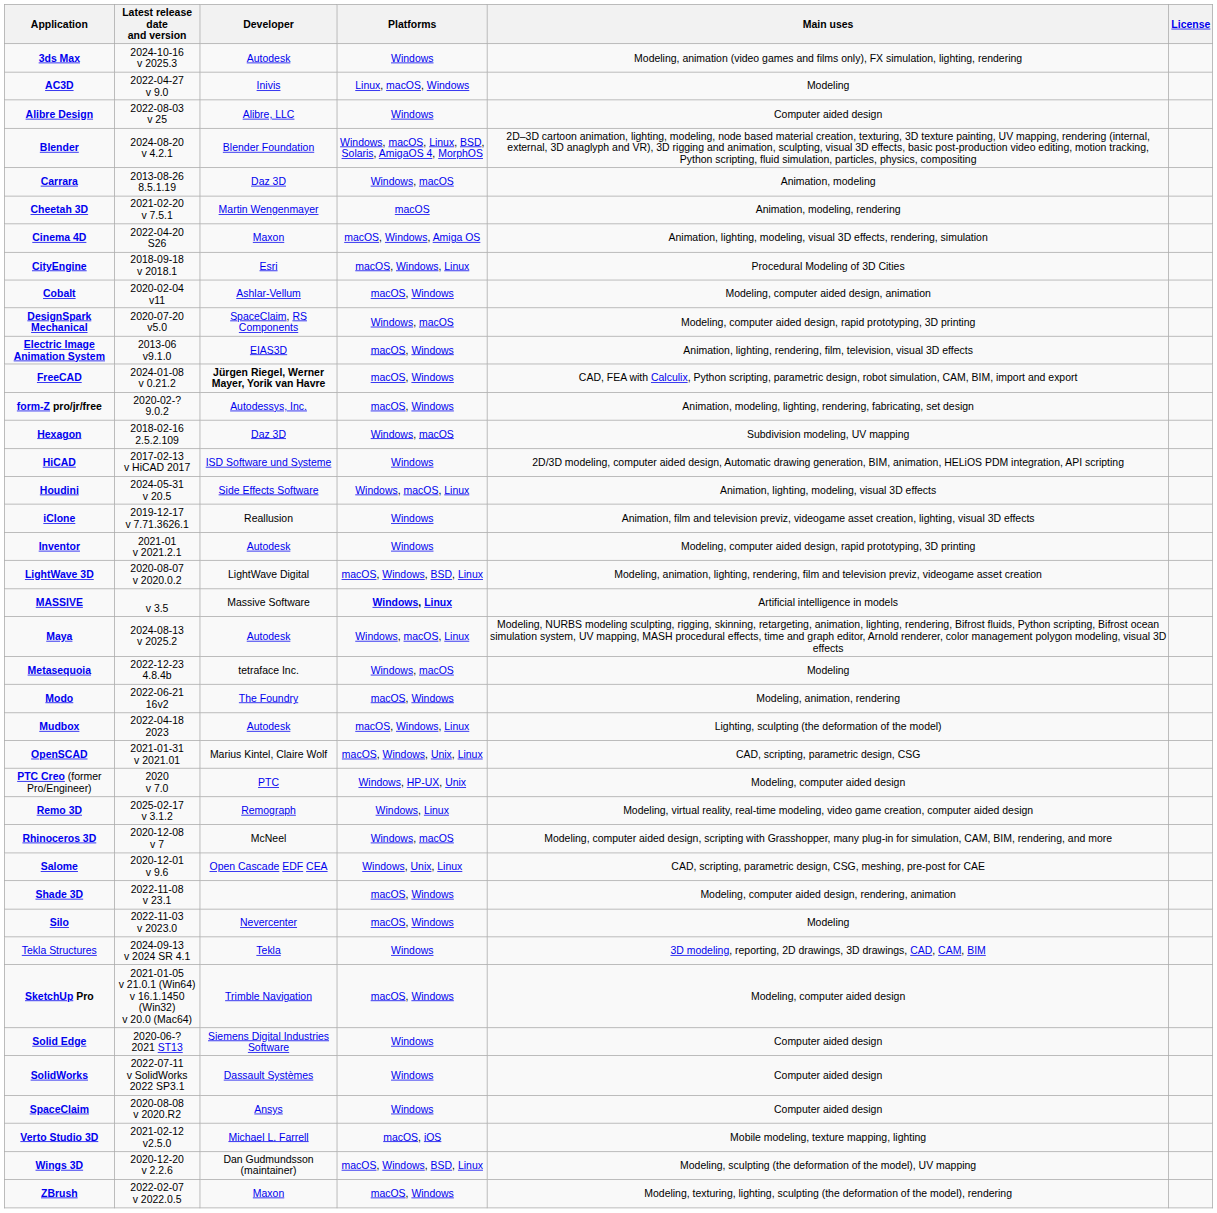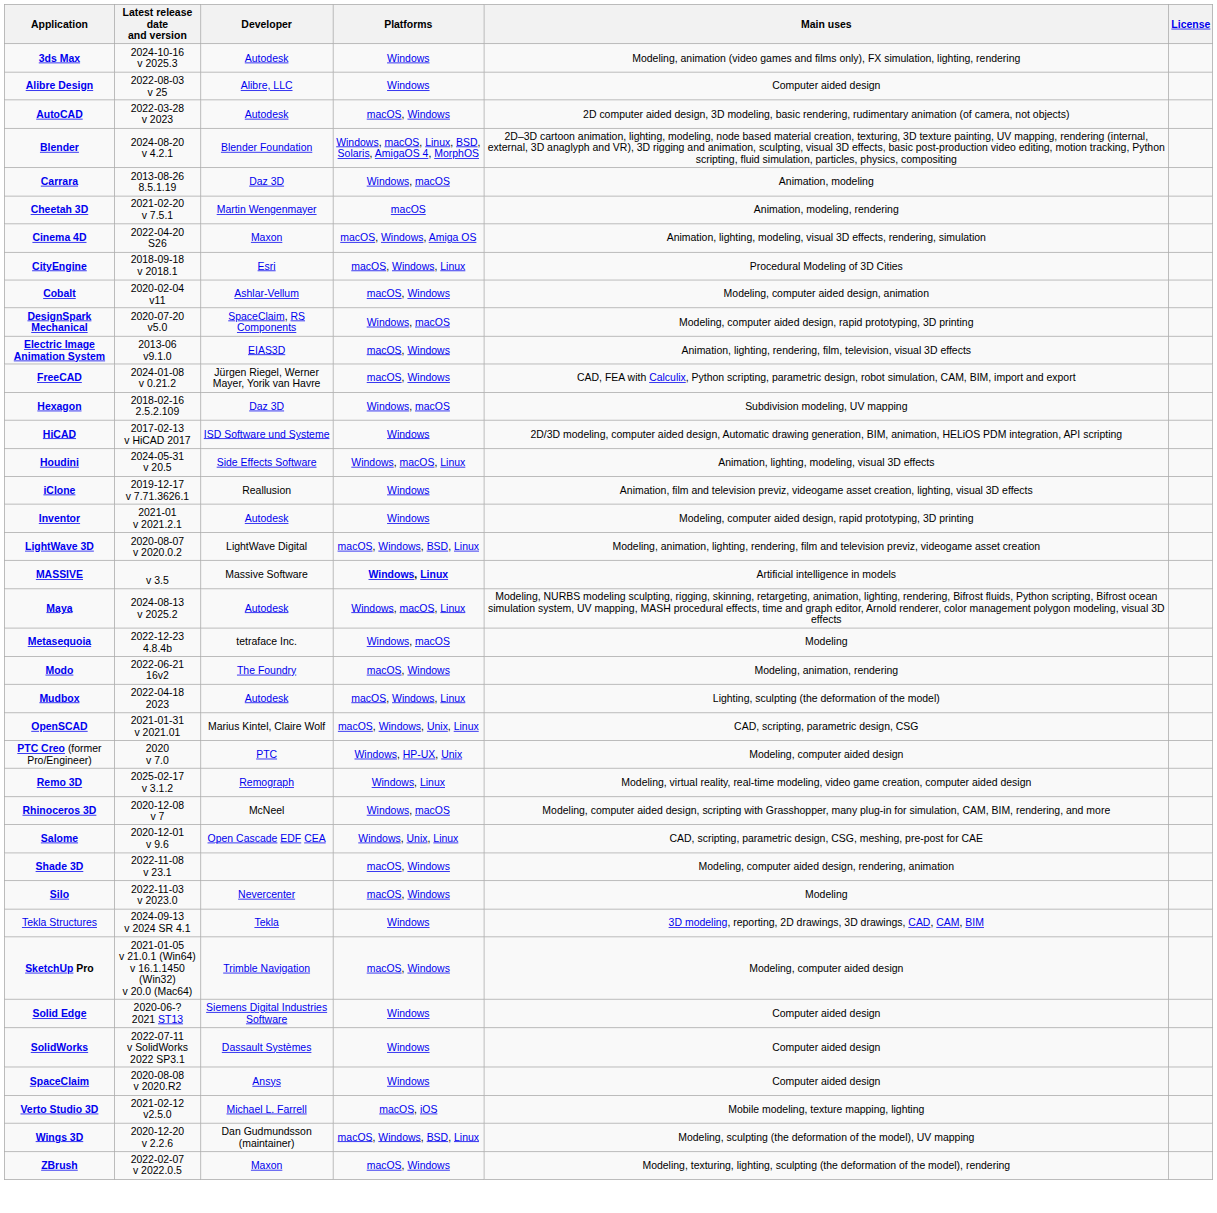- row: (59, 86)
+ row: (59, 114)
(269, 378) bold -> (267, 378) normal
- row: (59, 406)
